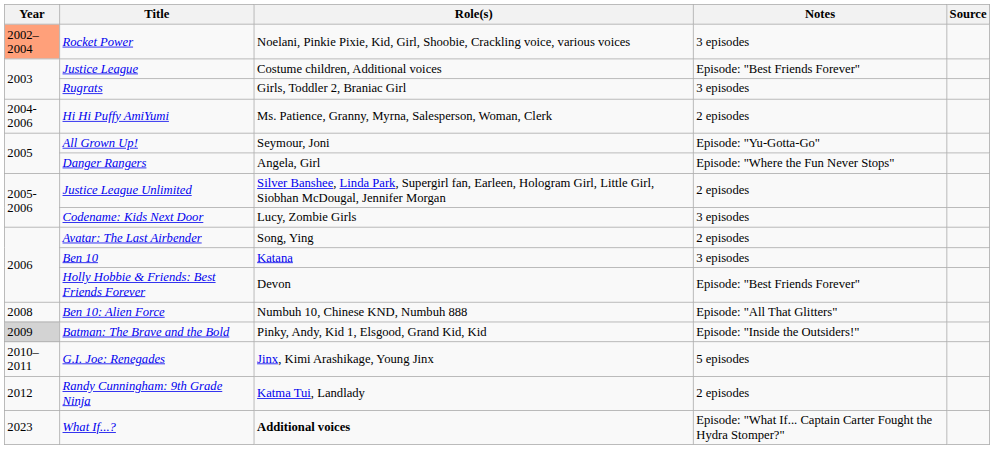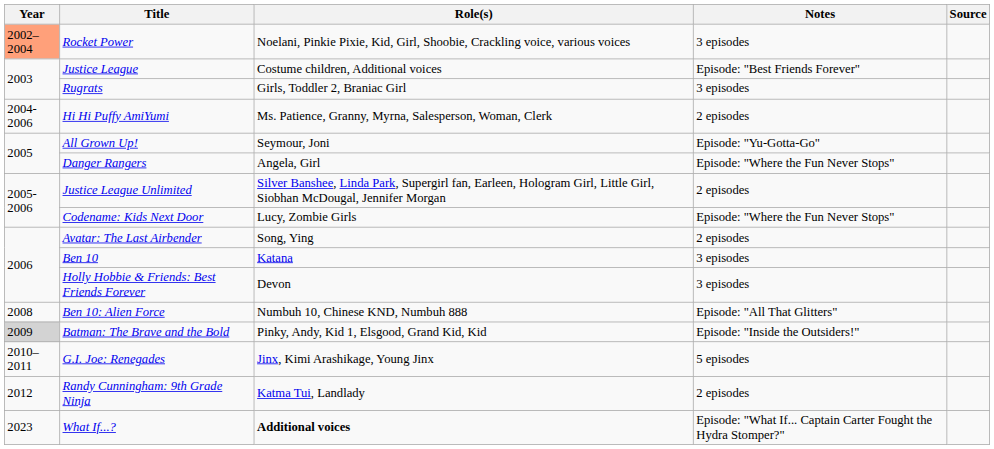(723, 217) 3 episodes -> (795, 217) Episode: "Where the Fun Never Stops"
(778, 284) Episode: "Best Friends Forever" -> (723, 284) 3 episodes
